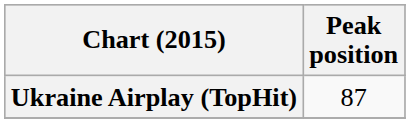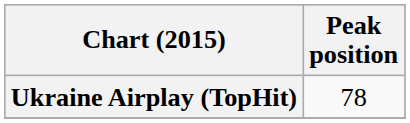(354, 96) 87 -> (354, 96) 78
